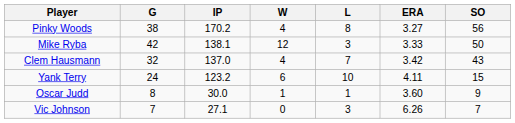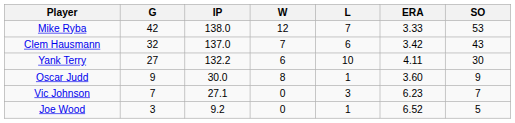- row: (62, 28)
(218, 45) 138.1 -> (218, 28) 138.0
(348, 45) 3 -> (348, 28) 7
(478, 45) 50 -> (478, 28) 53
(283, 61) 4 -> (283, 45) 7
(348, 61) 7 -> (348, 45) 6
(153, 77) 24 -> (153, 61) 27
(218, 77) 123.2 -> (218, 61) 132.2
(478, 77) 15 -> (478, 61) 30
(153, 93) 8 -> (153, 77) 9
(283, 93) 1 -> (283, 77) 8
(413, 110) 6.26 -> (413, 93) 6.23
+ row: (62, 110)
